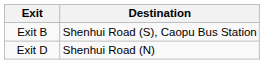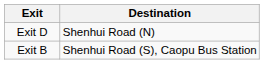rows swapped: (32, 31) <-> (32, 50)
